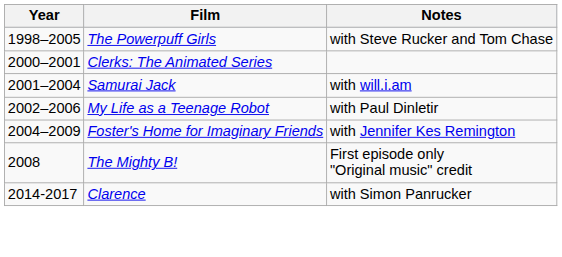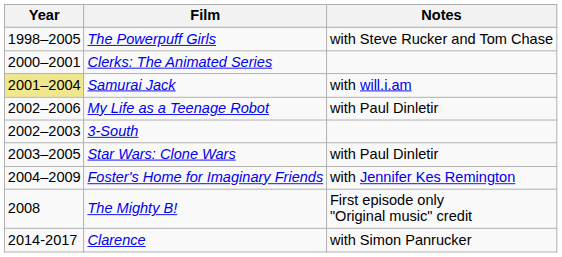(44, 85) no background -> (44, 85) khaki background
+ row: (113, 131)
+ row: (162, 154)
